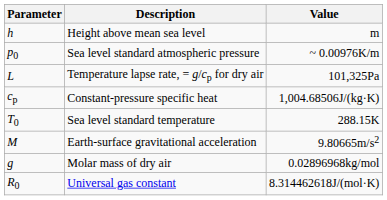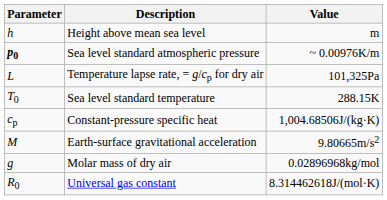(13, 53) normal -> (13, 53) bold
rows swapped: (142, 97) <-> (141, 120)
